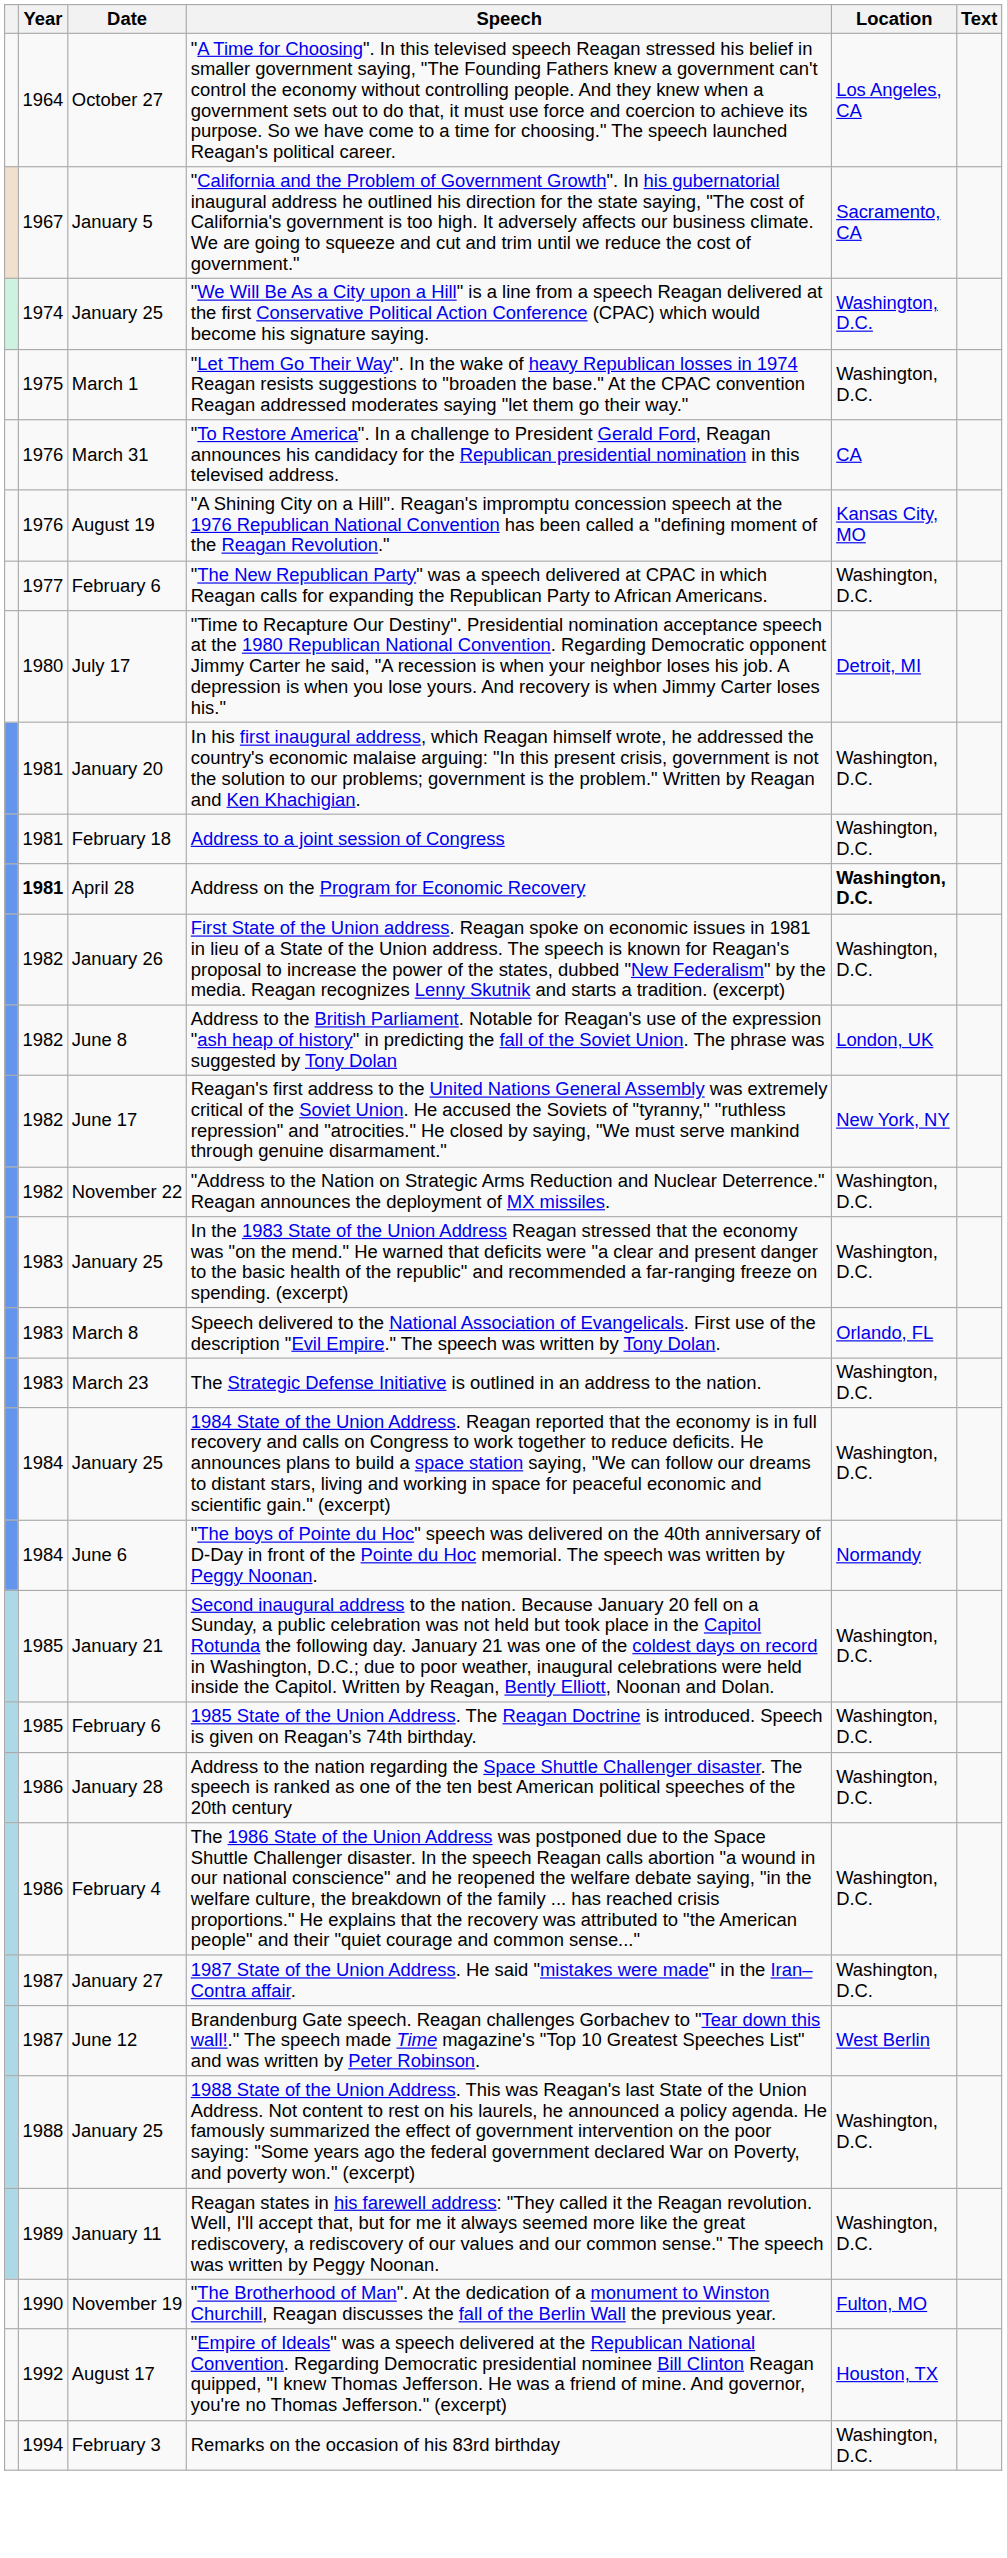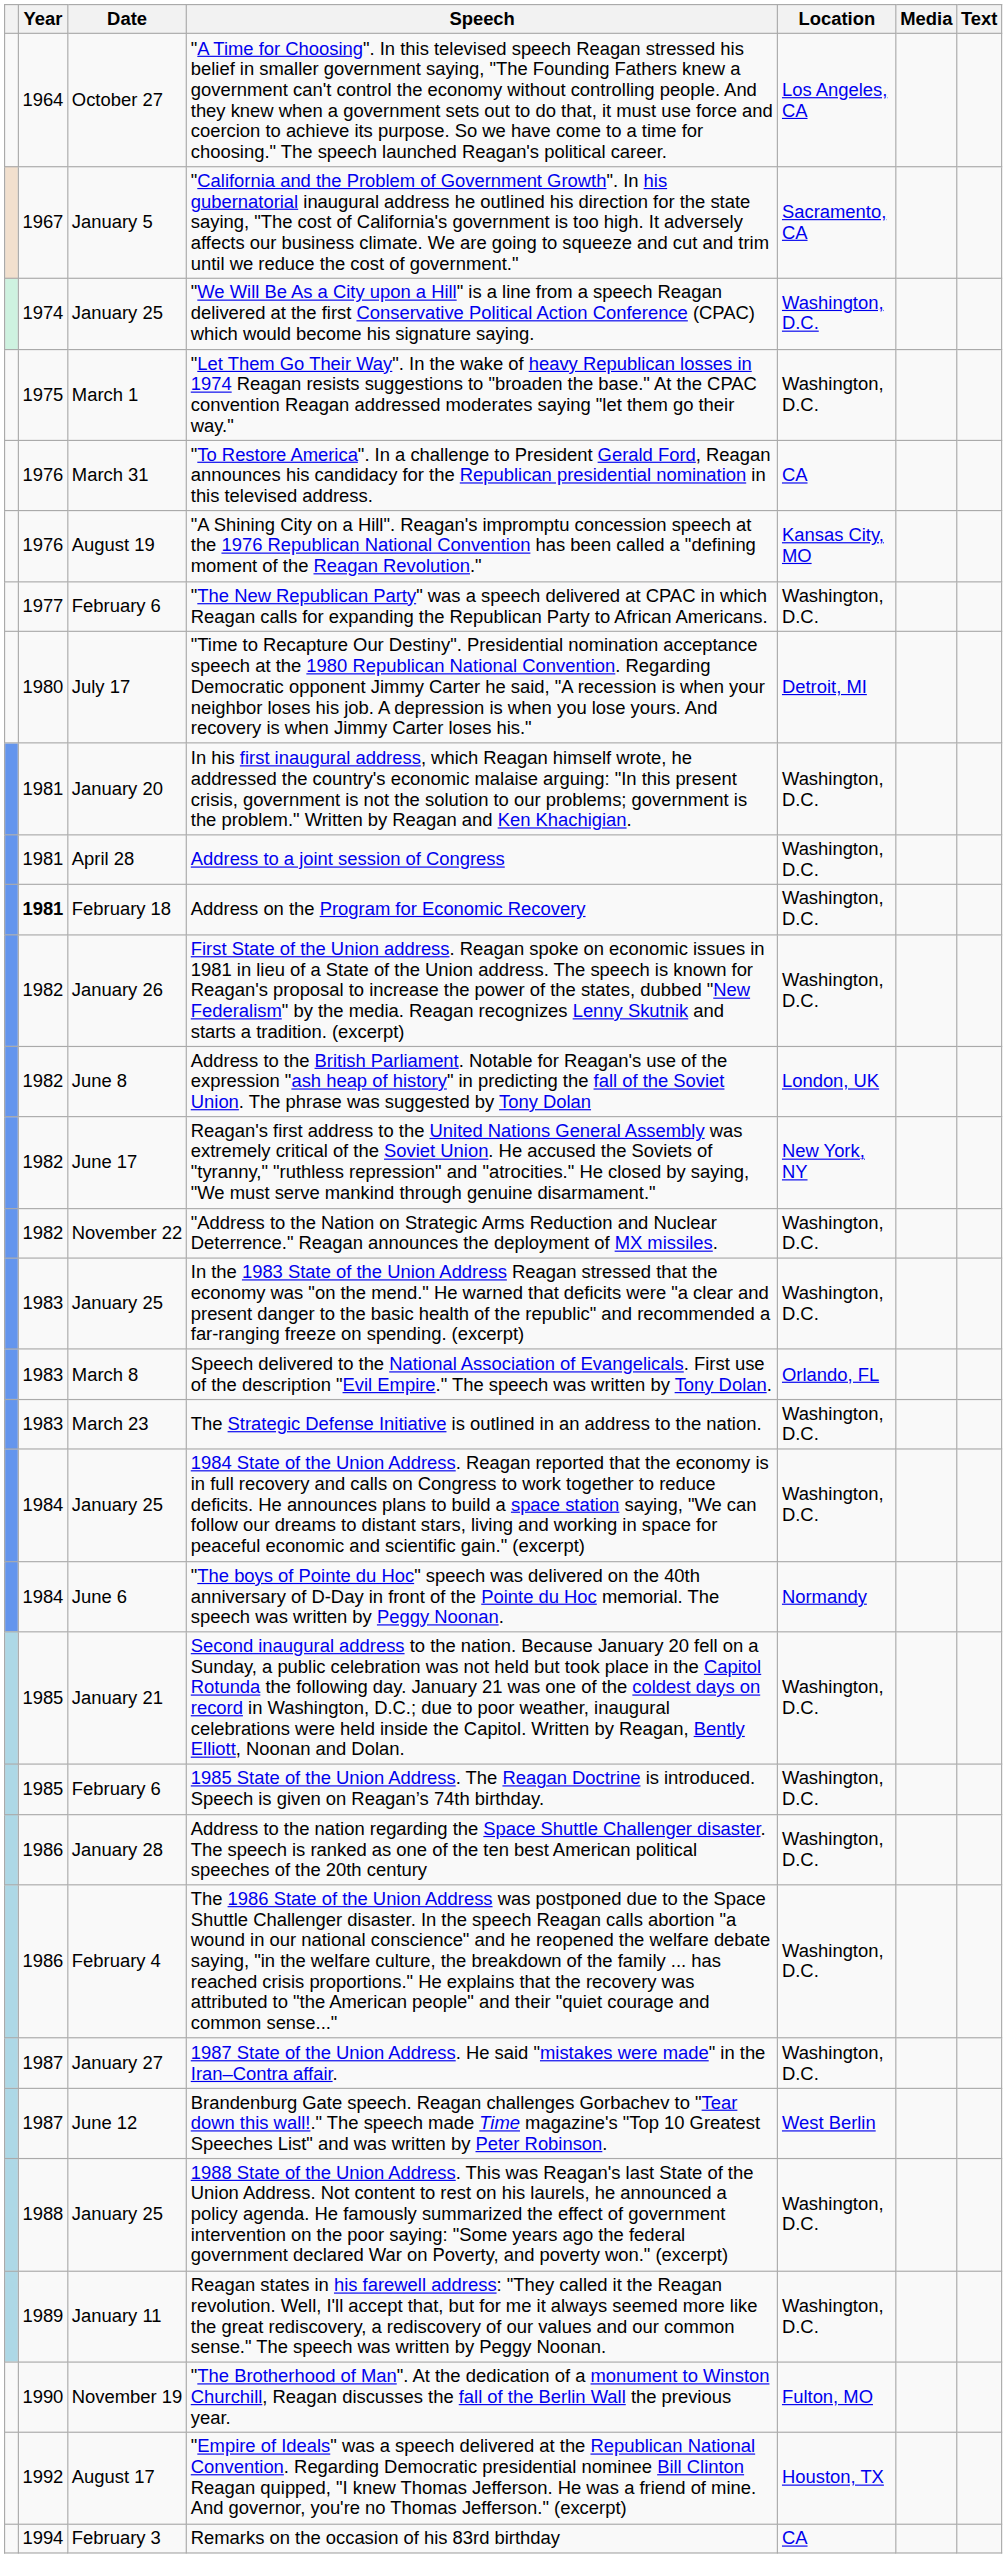+ column: (926, 19)
(121, 838) February 18 -> (103, 859) April 28
(103, 888) April 28 -> (121, 909) February 18
(891, 888) bold -> (833, 909) normal
(887, 2445) Washington, D.C. -> (795, 2538) CA
